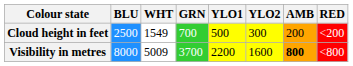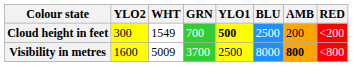columns swapped: (126, 14) <-> (265, 14)
(220, 33) normal -> (227, 33) bold
(223, 52) 2200 -> (230, 52) 2500
